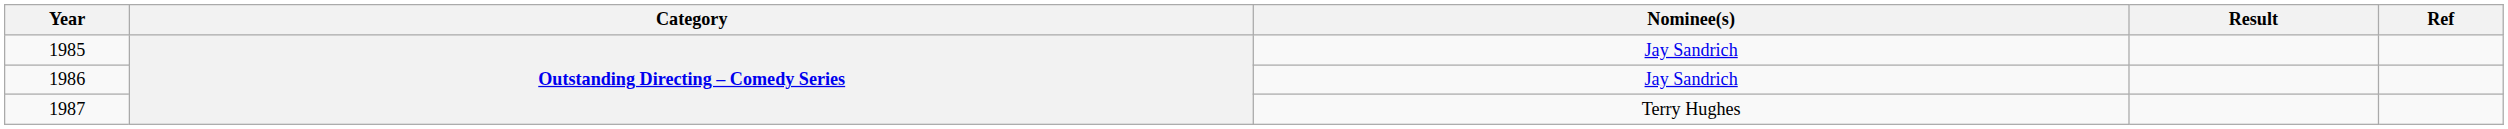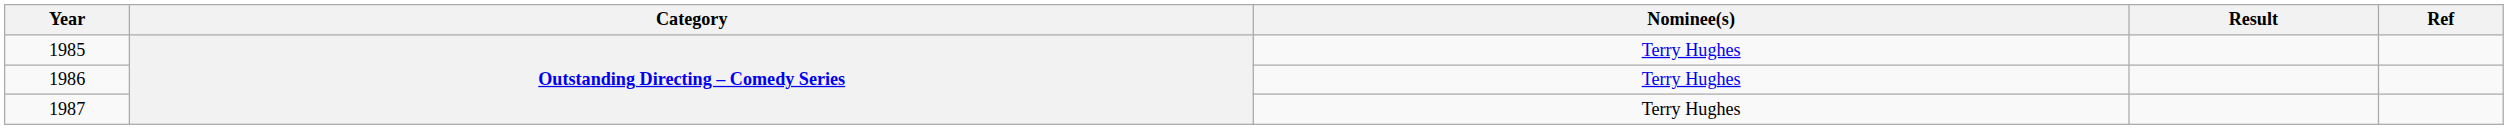(1691, 49) Jay Sandrich -> (1691, 49) Terry Hughes
(1691, 79) Jay Sandrich -> (1691, 79) Terry Hughes
